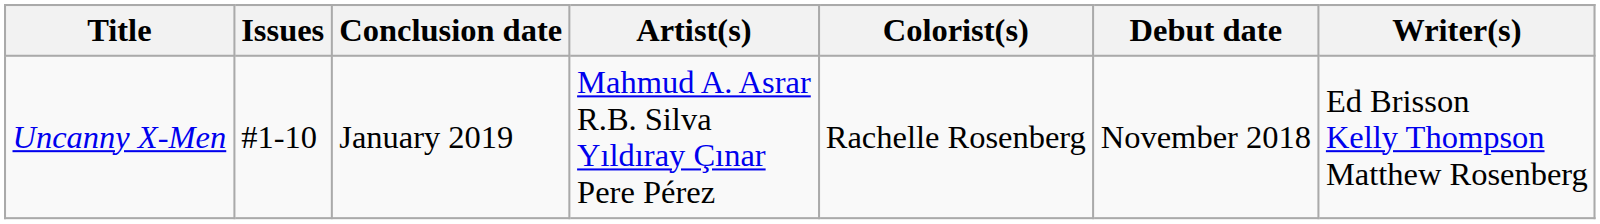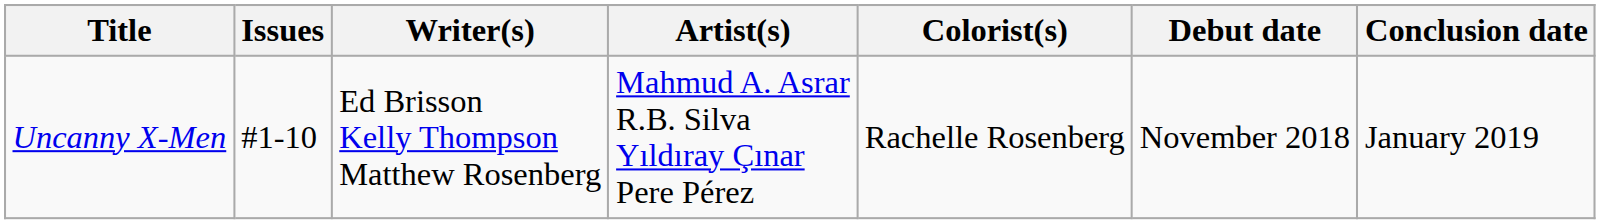columns swapped: (1457, 30) <-> (451, 30)
